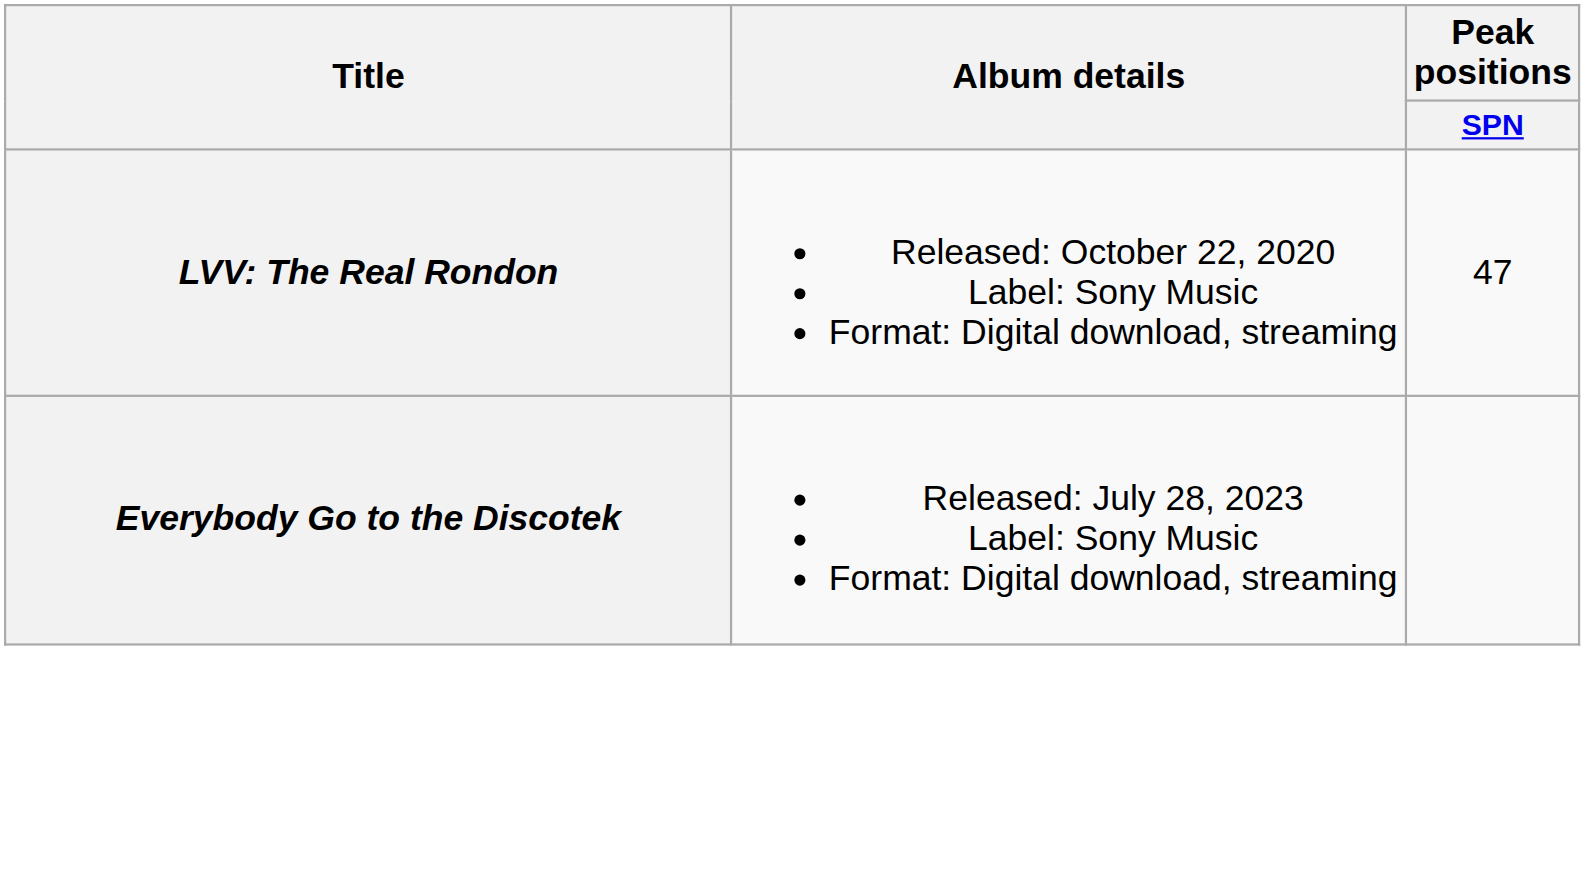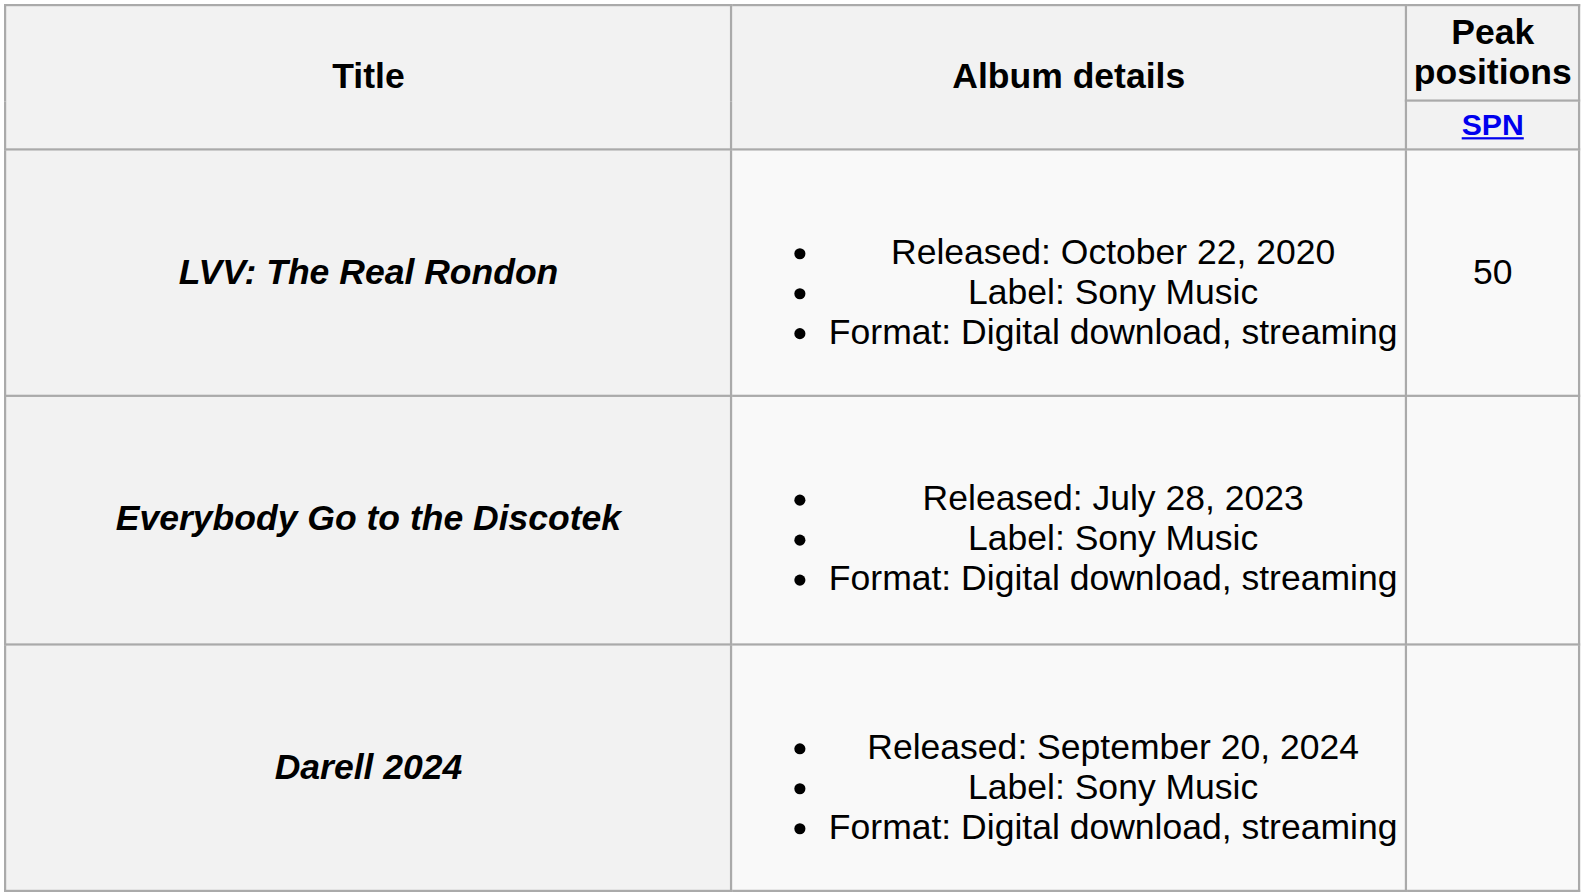(1493, 272) 47 -> (1493, 272) 50
+ row: (368, 766)
